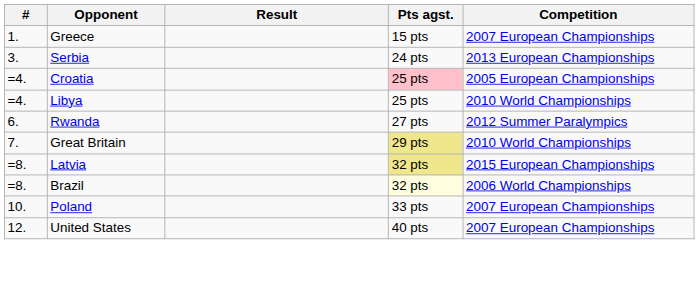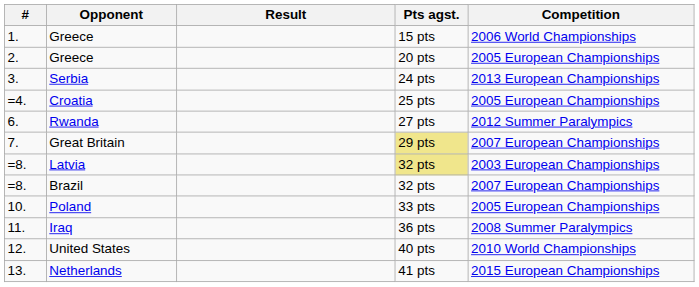(560, 36) 2007 European Championships -> (553, 36) 2006 World Championships
+ row: (13, 57)
(410, 79) pink background -> (417, 100) no background
- row: (17, 100)
(549, 143) 2010 World Championships -> (565, 143) 2007 European Championships
(560, 164) 2015 European Championships -> (565, 164) 2003 European Championships
(410, 185) lightyellow background -> (417, 185) no background
(549, 185) 2006 World Championships -> (565, 185) 2007 European Championships
(560, 206) 2007 European Championships -> (565, 206) 2005 European Championships
+ row: (16, 228)
(560, 228) 2007 European Championships -> (553, 249) 2010 World Championships
+ row: (17, 270)
